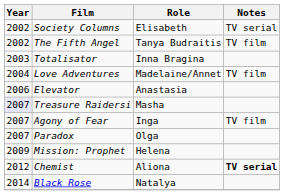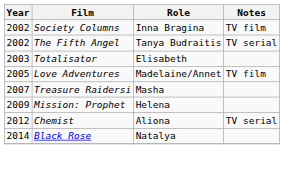(161, 28) Elisabeth -> (170, 28) Inna Bragina
(252, 28) TV serial -> (246, 28) TV film
(246, 43) TV film -> (252, 43) TV serial
(170, 58) Inna Bragina -> (161, 58) Elisabeth
(18, 74) 2004 -> (18, 74) 2005
- row: (57, 89)
(18, 105) lavender background -> (18, 89) no background
- row: (71, 120)
- row: (54, 136)
(252, 167) bold -> (252, 120) normal
